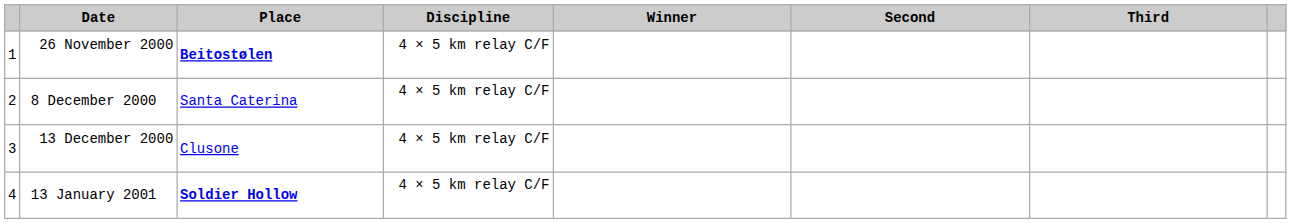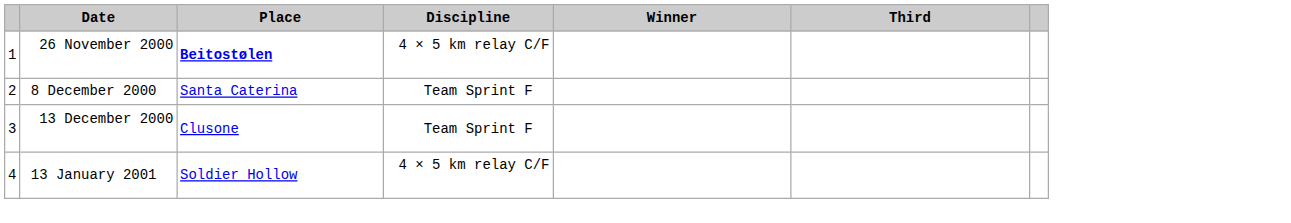- column: (910, 18)
(474, 102) 4 × 5 km relay C/F -> (487, 92) Team Sprint F
(474, 149) 4 × 5 km relay C/F -> (487, 129) Team Sprint F
(239, 196) bold -> (239, 176) normal
